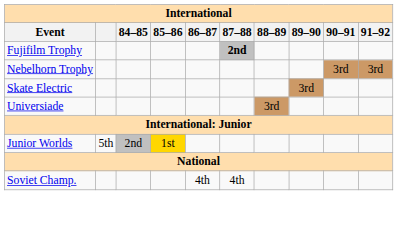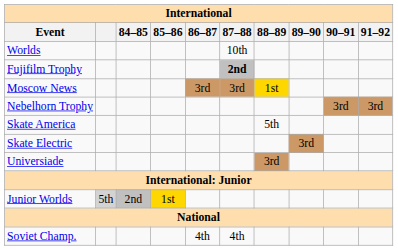+ row: (24, 50)
+ row: (42, 87)
+ row: (41, 124)
(106, 143) no background -> (106, 198) lightgrey background
